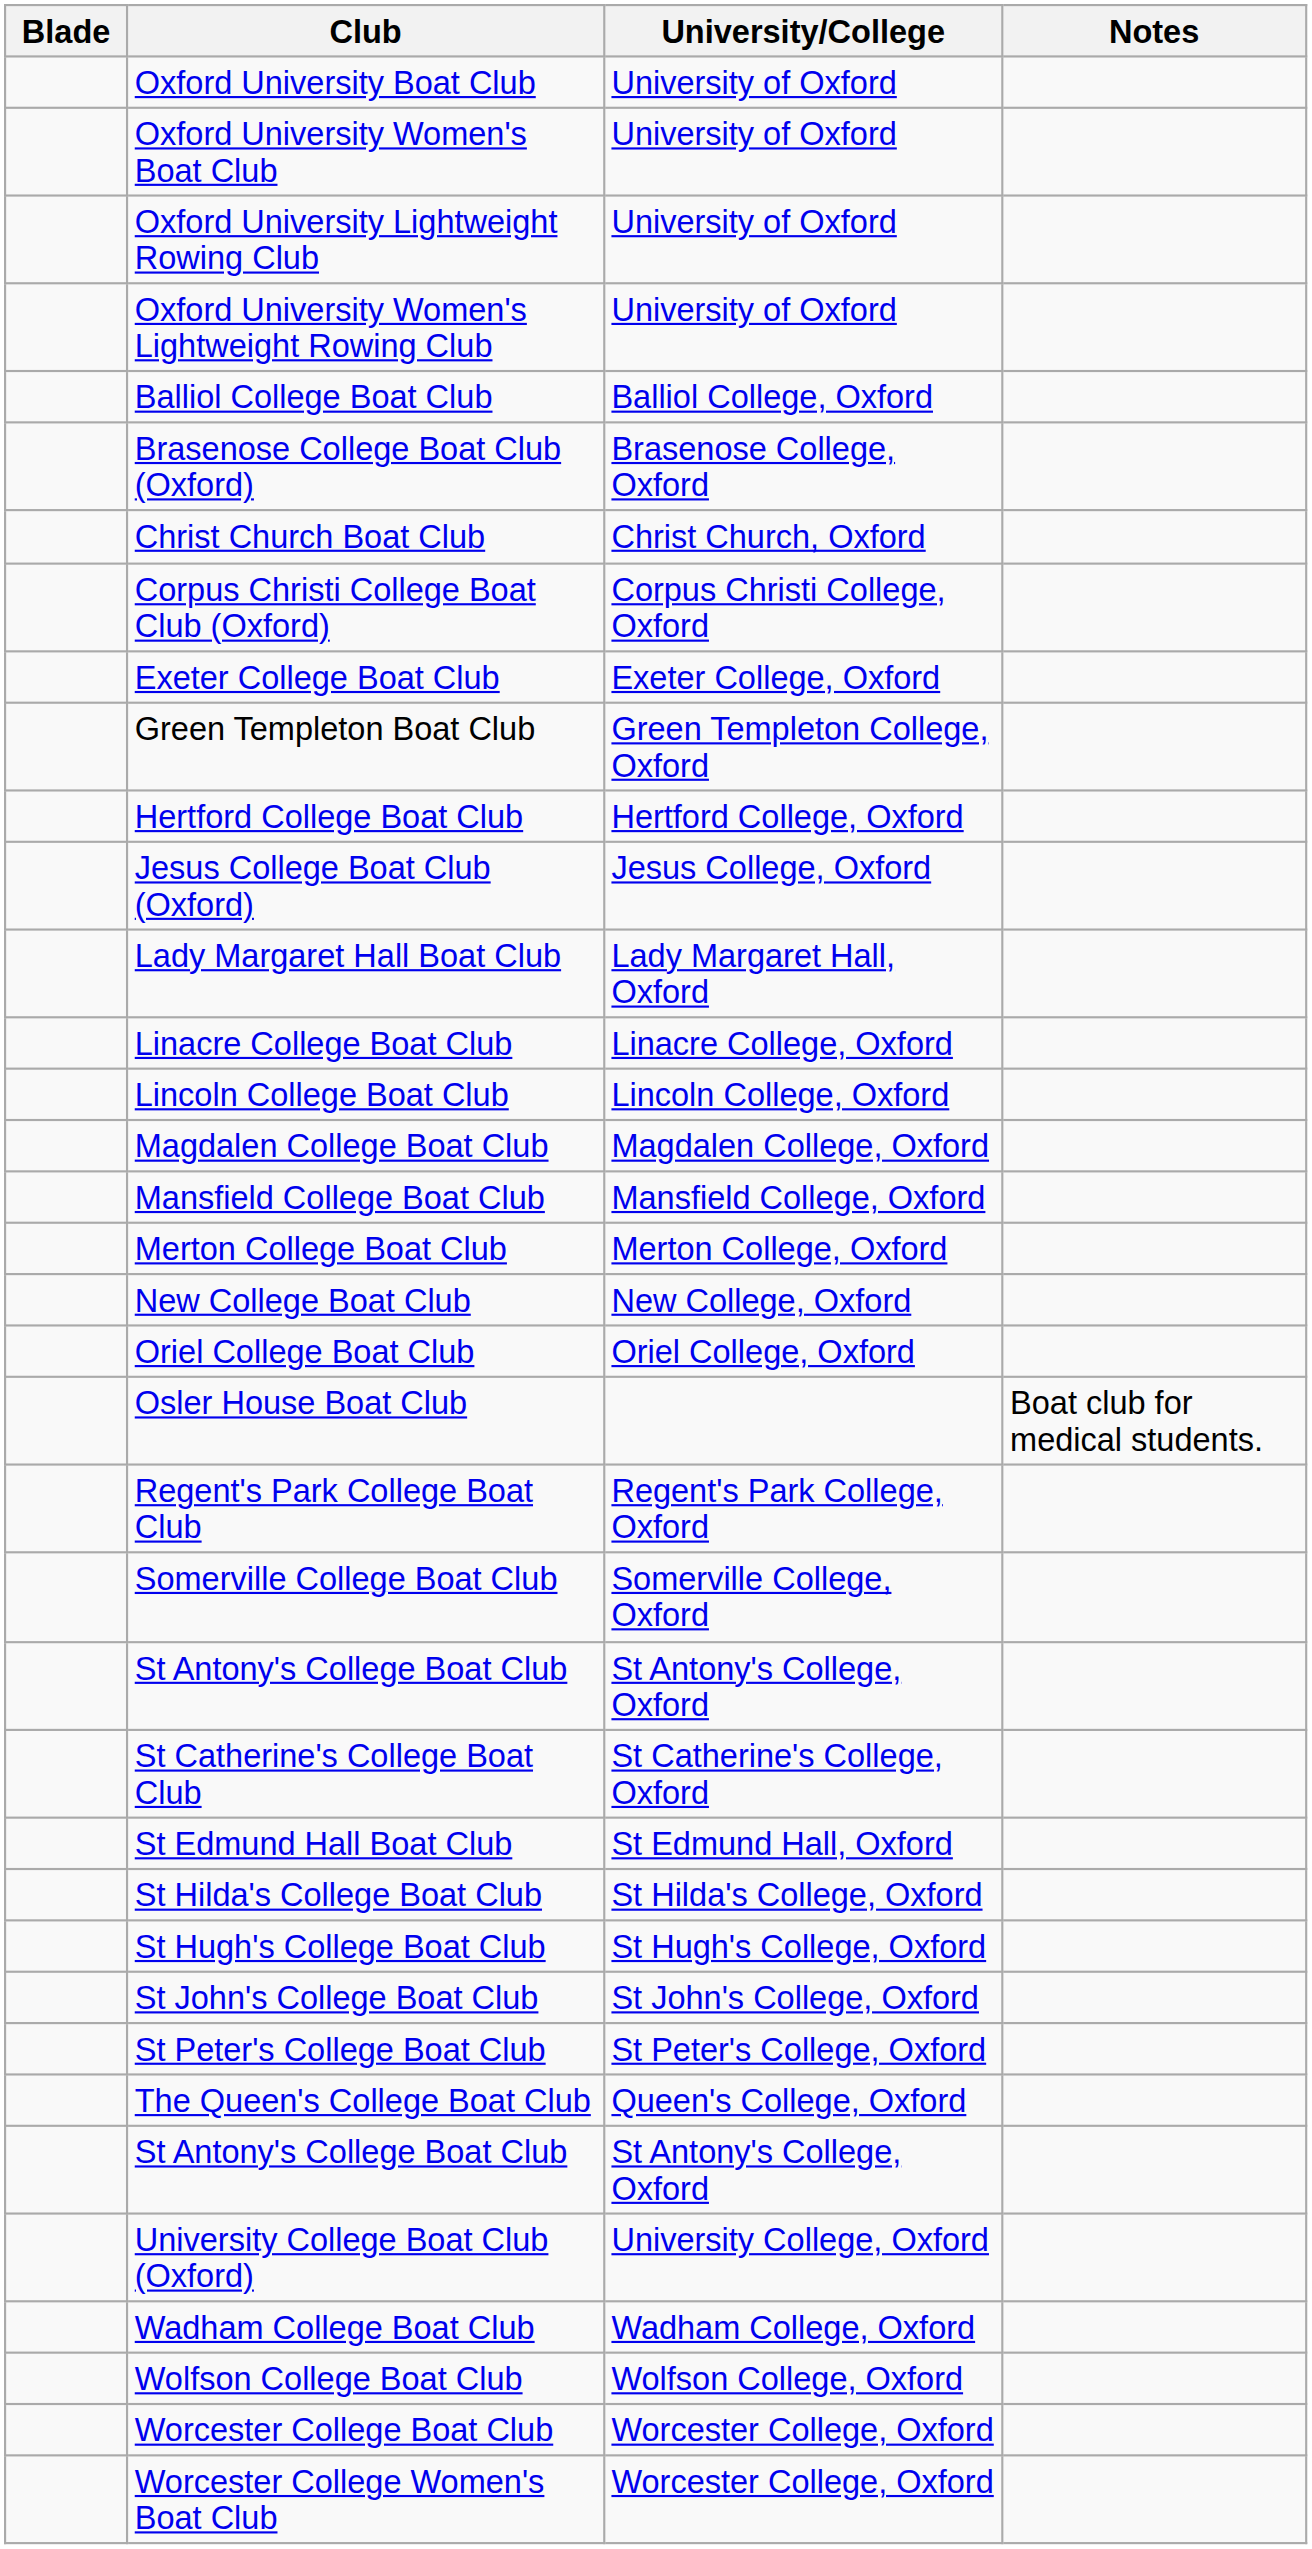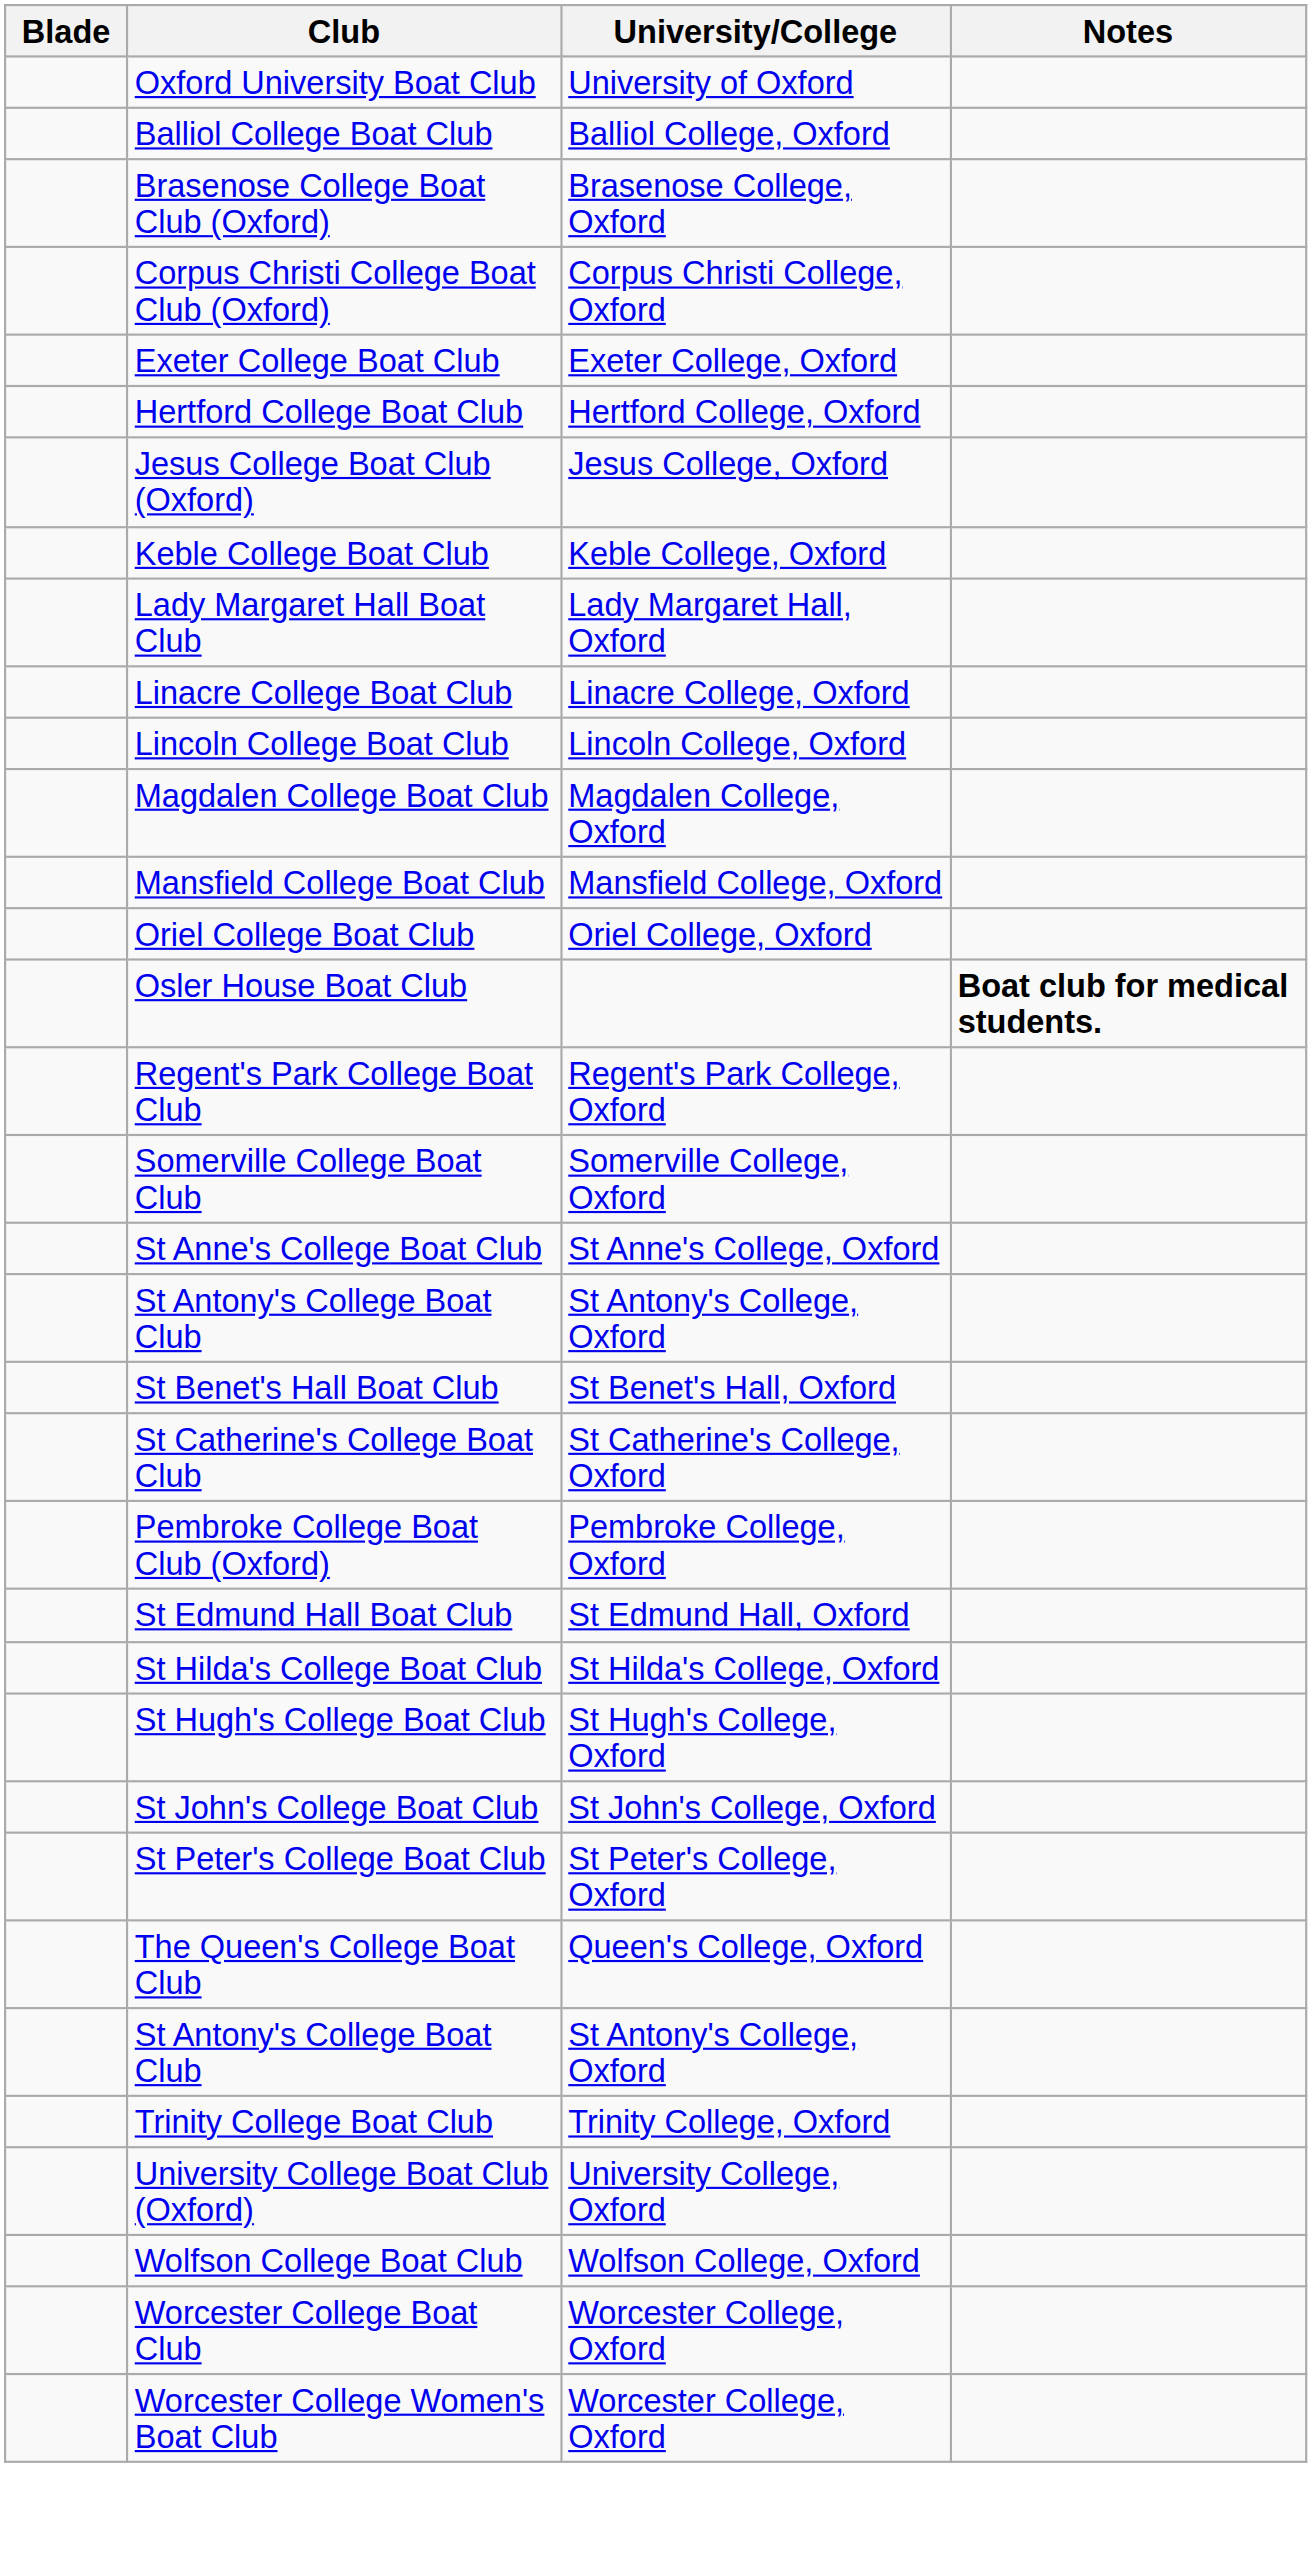- row: (331, 152)
- row: (346, 240)
- row: (331, 328)
- row: (310, 537)
- row: (335, 728)
+ row: (312, 552)
- row: (321, 1249)
- row: (303, 1300)
(1137, 1422) normal -> (1123, 1004) bold
+ row: (338, 1249)
+ row: (317, 1388)
+ row: (306, 1546)
+ row: (314, 2122)
- row: (335, 2327)
